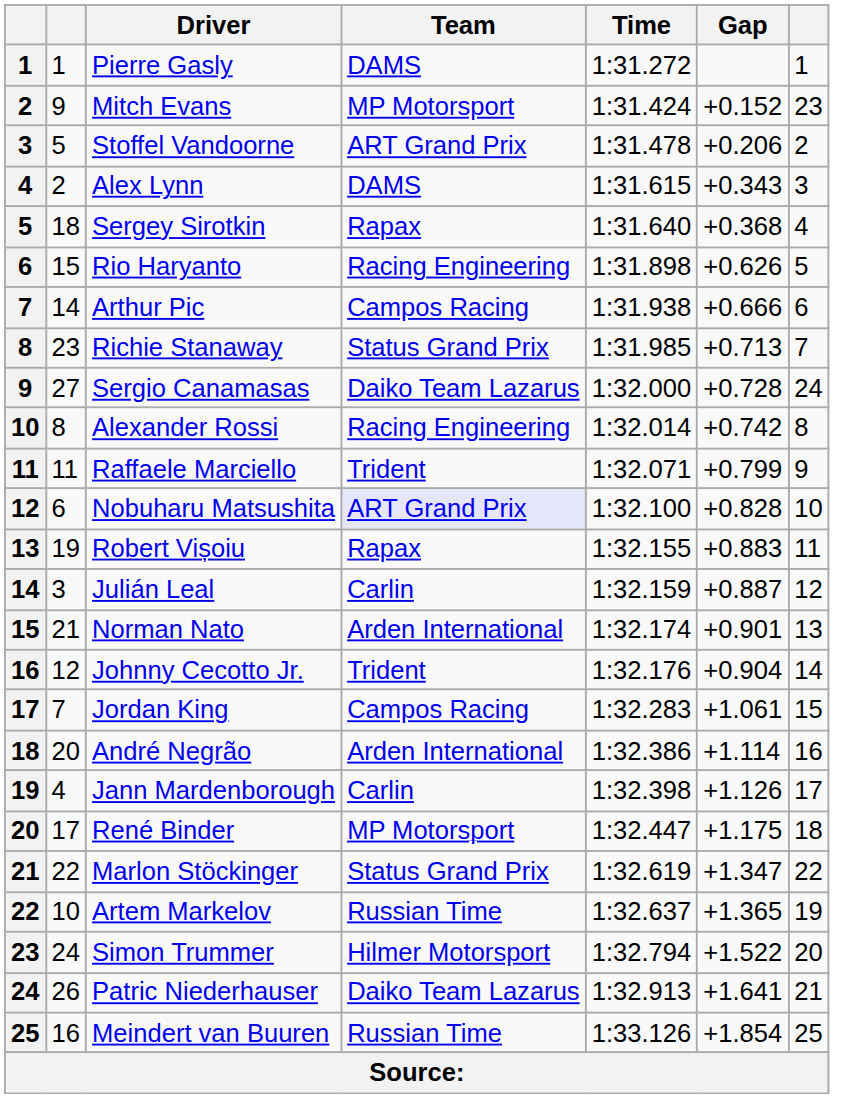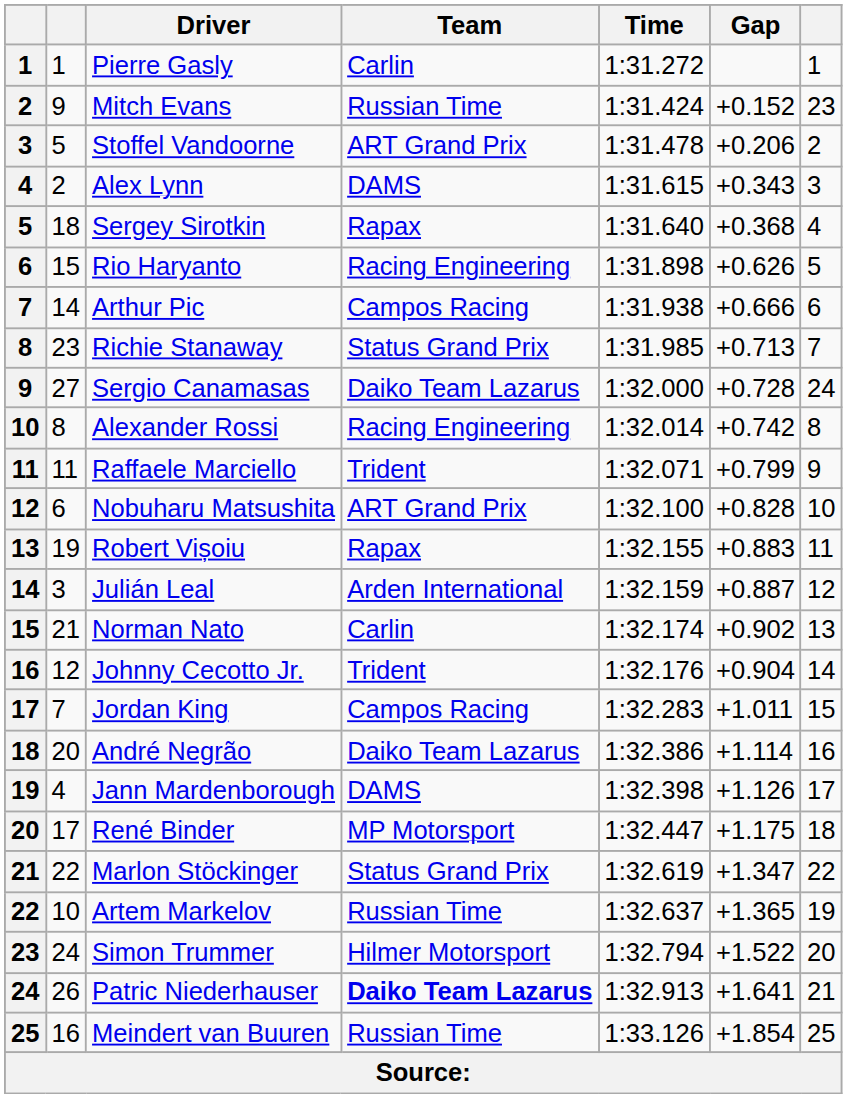(384, 65) DAMS -> (381, 65) Carlin
(431, 105) MP Motorsport -> (425, 105) Russian Time
(437, 508) lavender background -> (437, 508) no background
(381, 589) Carlin -> (455, 589) Arden International
(455, 629) Arden International -> (381, 629) Carlin
(743, 629) +0.901 -> (756, 629) +0.902
(743, 710) +1.061 -> (755, 710) +1.011
(455, 750) Arden International -> (463, 750) Daiko Team Lazarus
(381, 790) Carlin -> (384, 790) DAMS
(463, 992) normal -> (470, 992) bold
